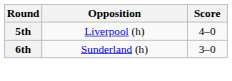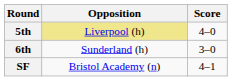(115, 31) no background -> (115, 31) khaki background
+ row: (23, 66)
